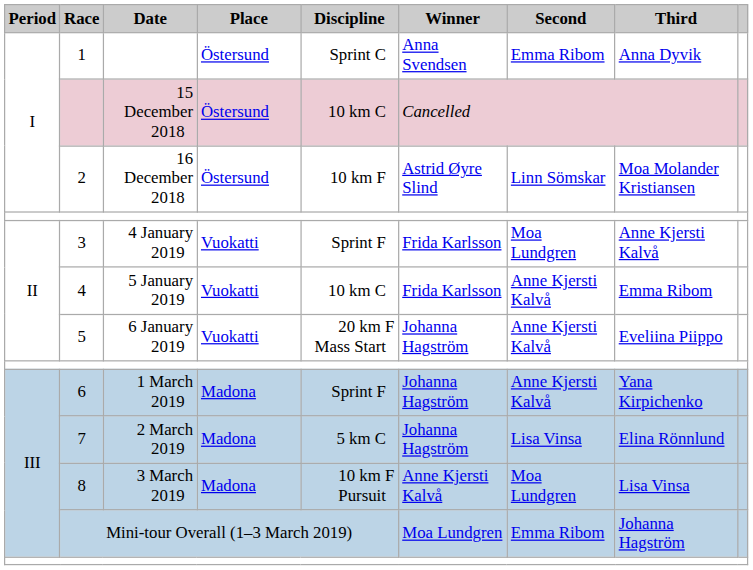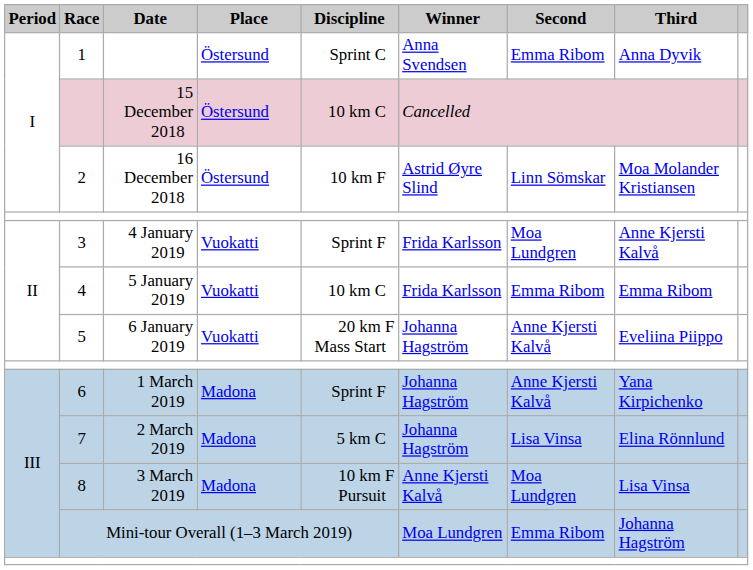(554, 290) Anne Kjersti Kalvå -> (558, 290) Emma Ribom
